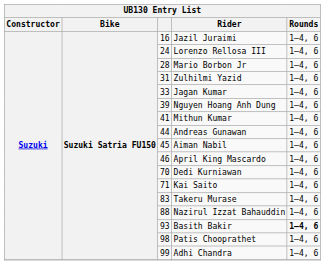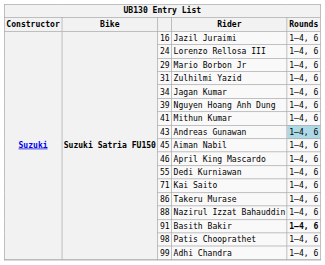(165, 65) 28 -> (165, 65) 29
(165, 92) 33 -> (165, 92) 34
(165, 132) 44 -> (165, 132) 43
(304, 132) no background -> (304, 132) lightblue background
(165, 172) 70 -> (165, 172) 55
(165, 199) 83 -> (165, 199) 86
(165, 226) 93 -> (165, 226) 91
